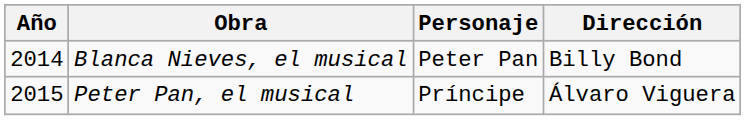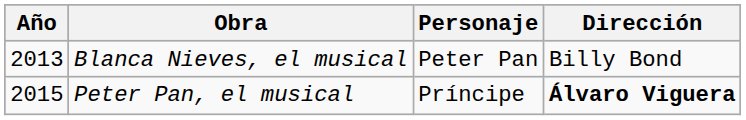(37, 59) 2014 -> (37, 59) 2013
(642, 95) normal -> (642, 95) bold
